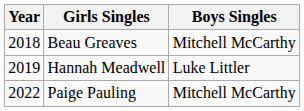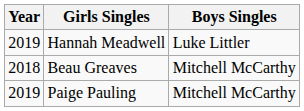rows swapped: (92, 42) <-> (106, 67)
(24, 93) 2022 -> (24, 93) 2019
